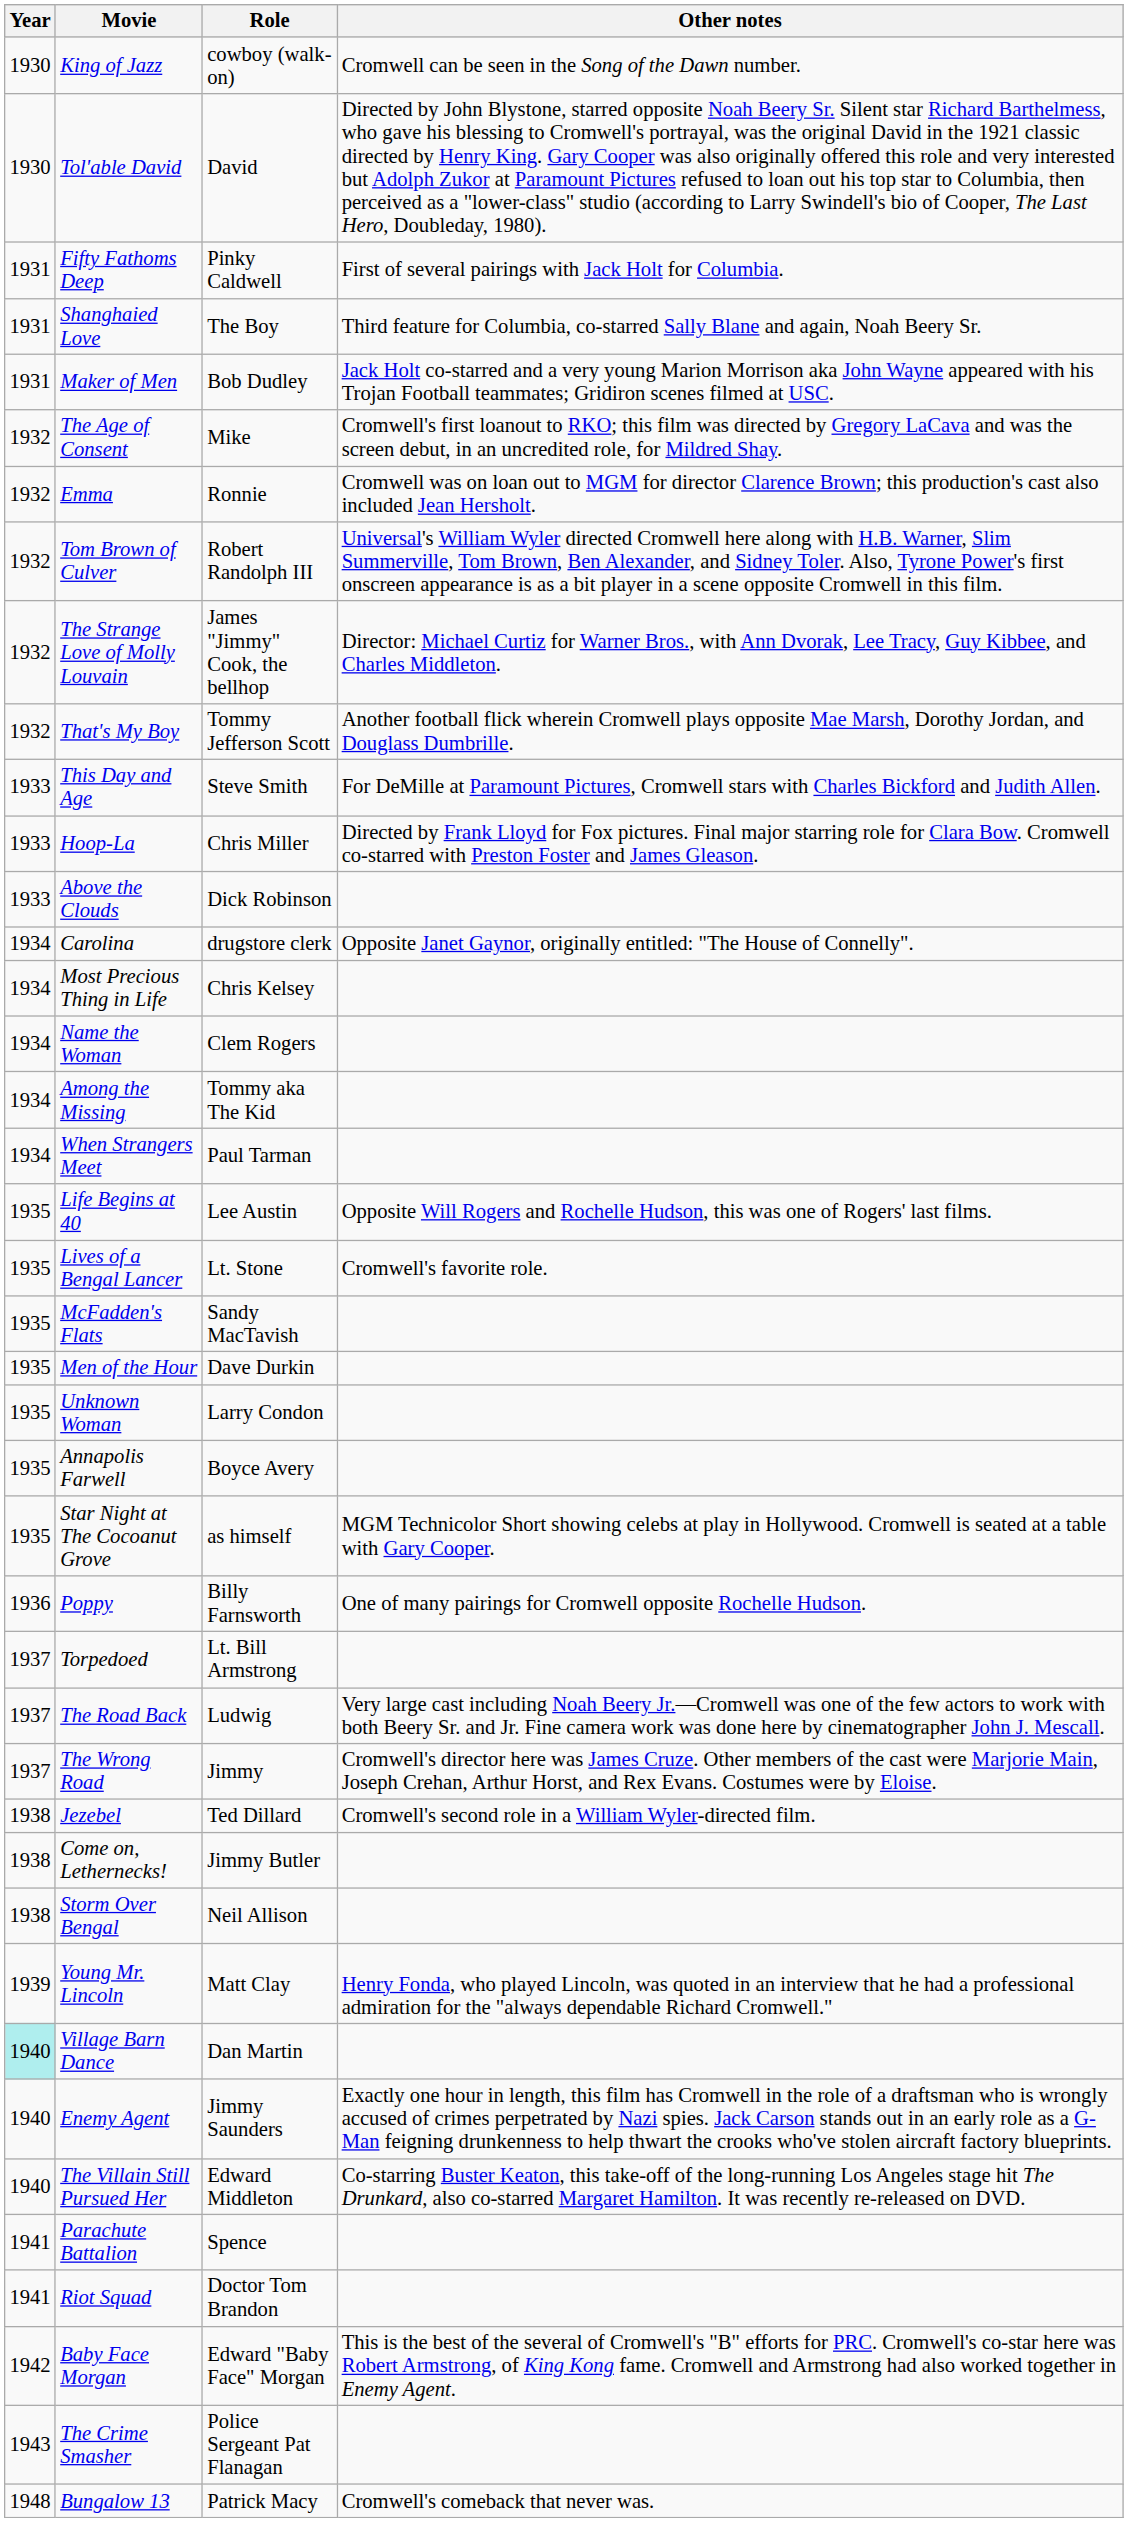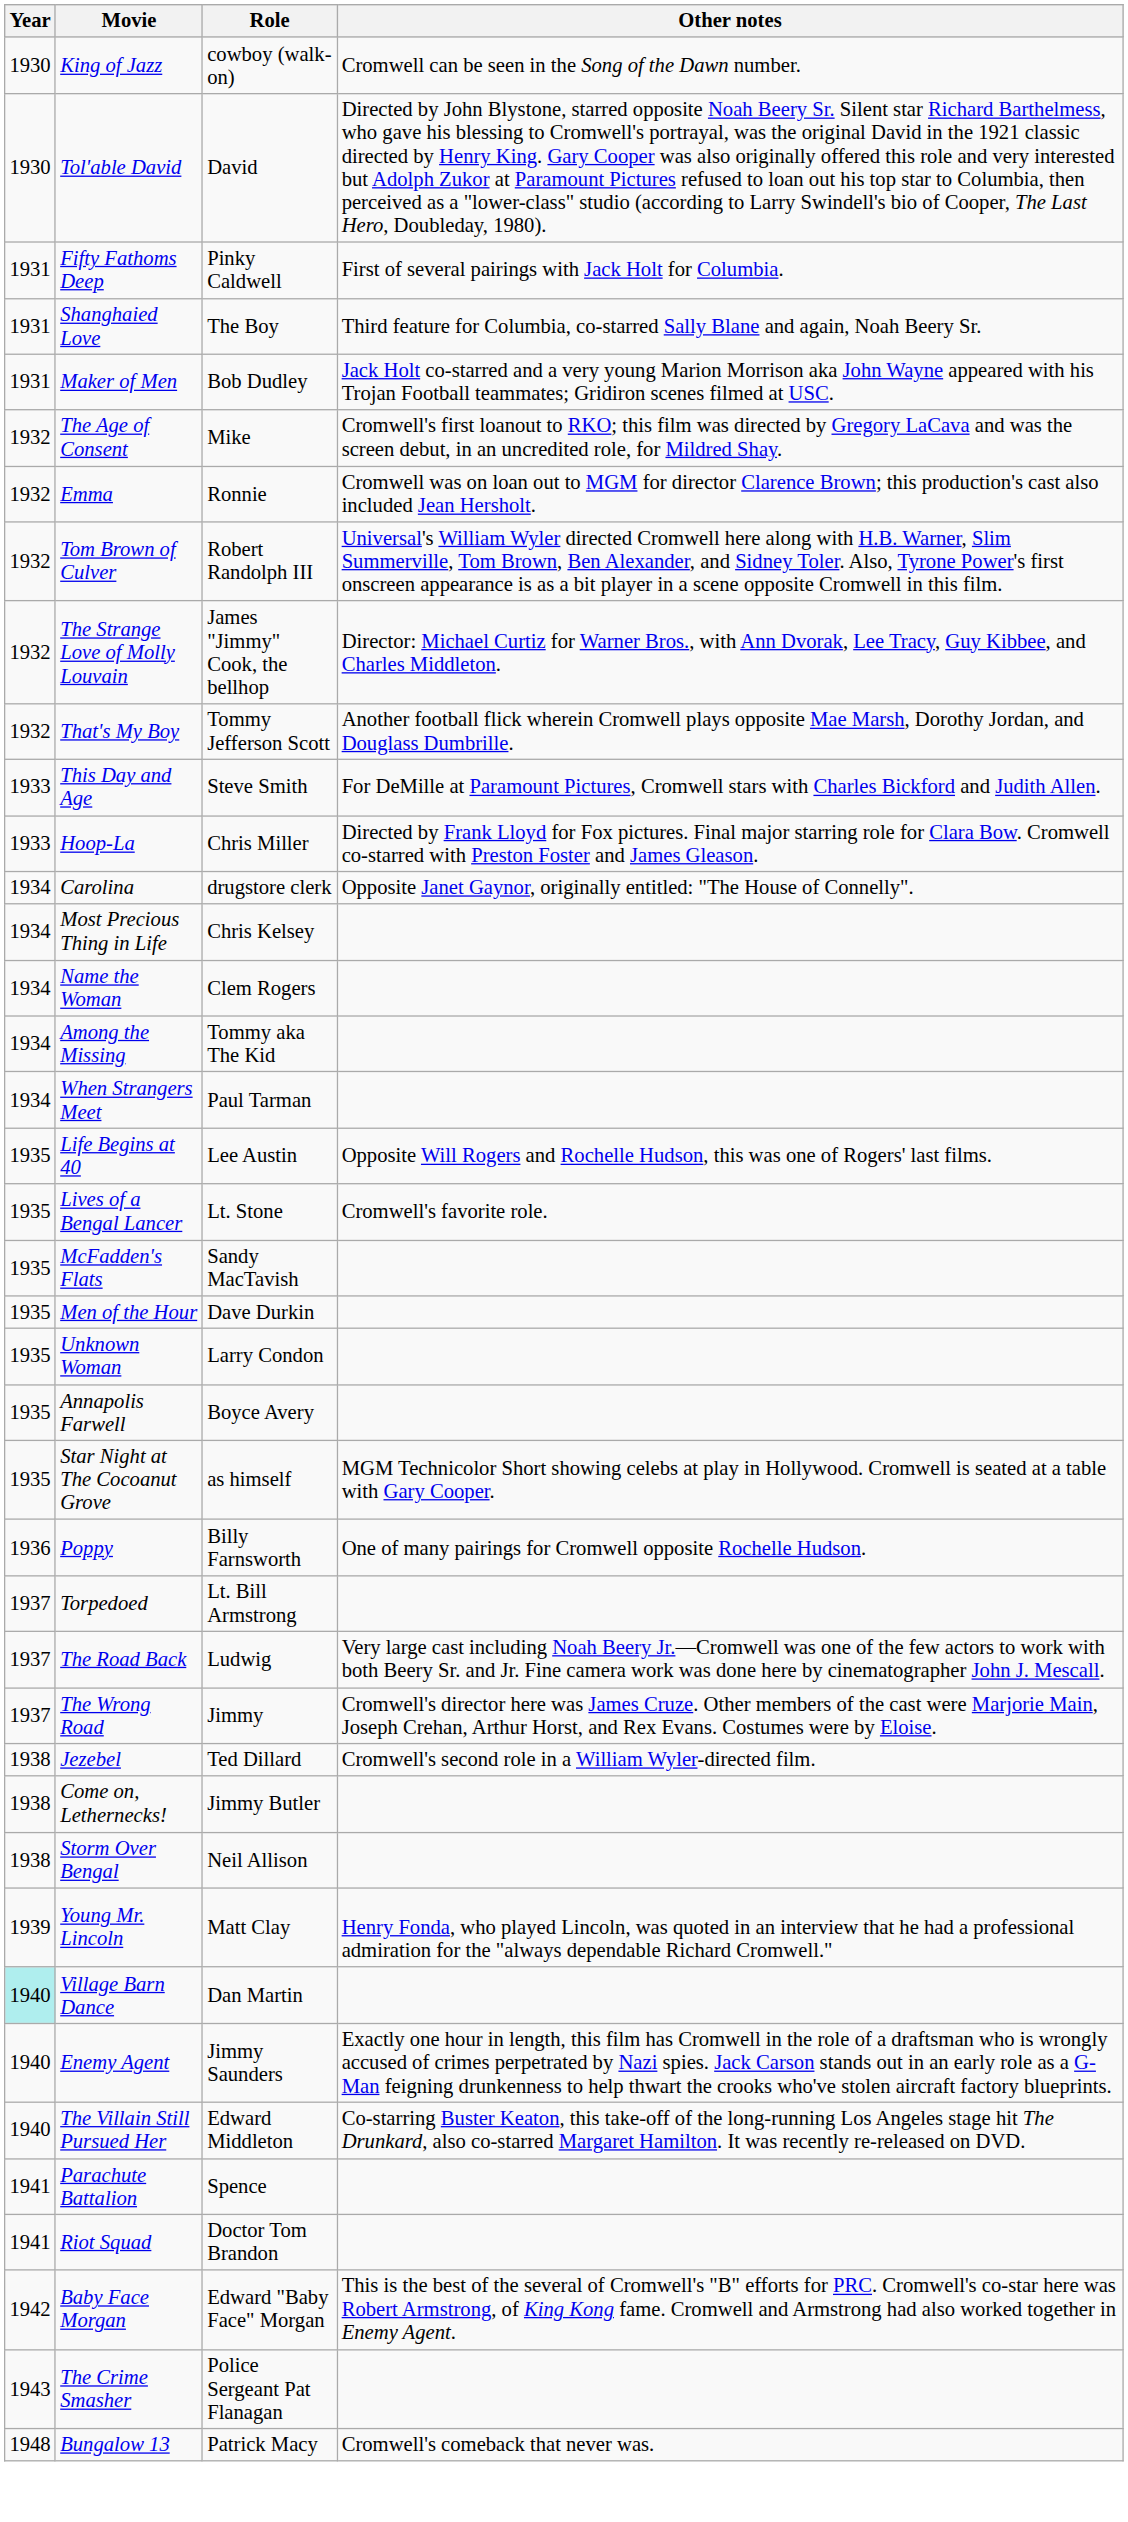- row: (101, 899)
